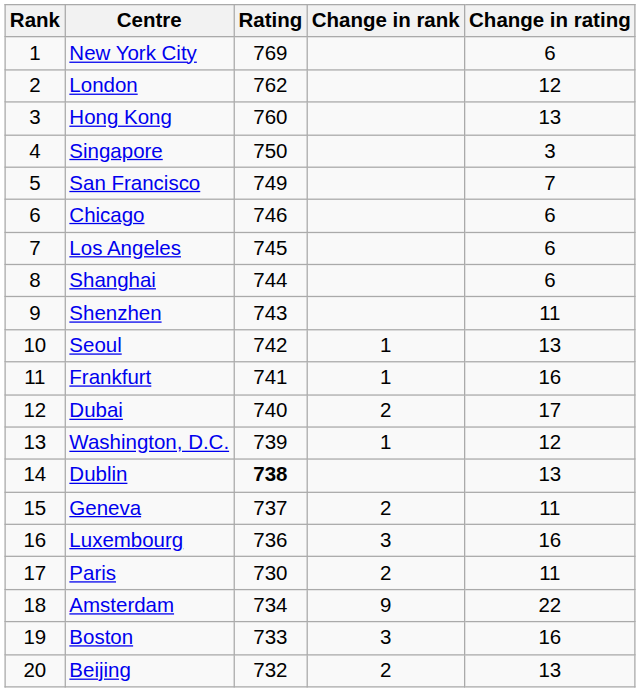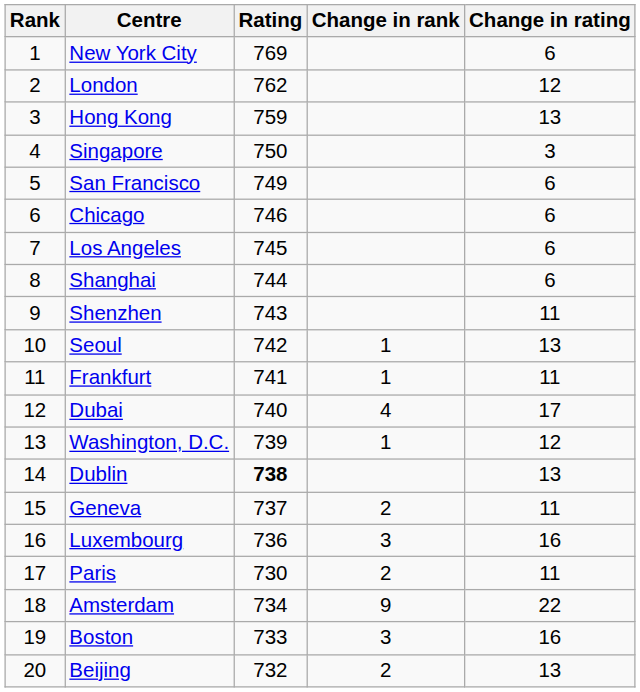(270, 118) 760 -> (270, 118) 759
(550, 183) 7 -> (550, 183) 6
(550, 378) 16 -> (550, 378) 11
(386, 410) 2 -> (386, 410) 4
